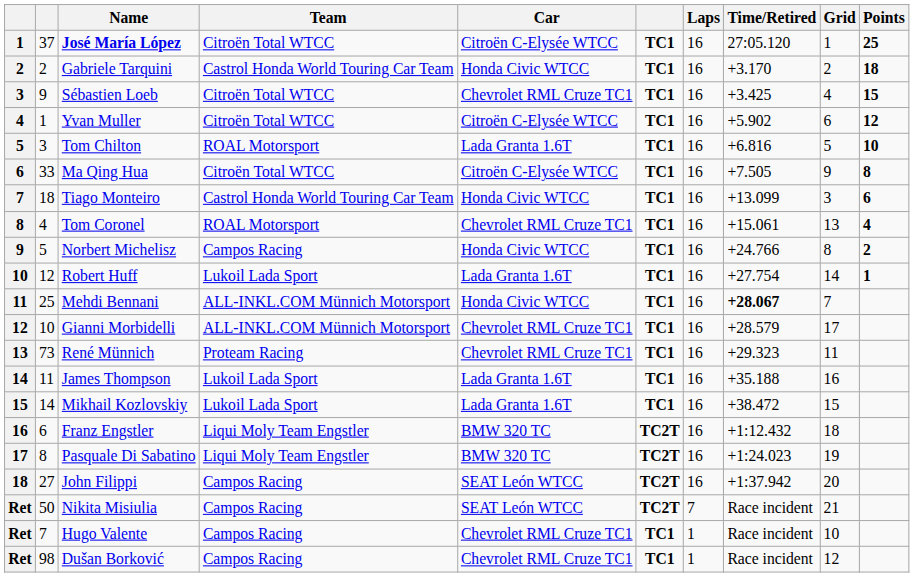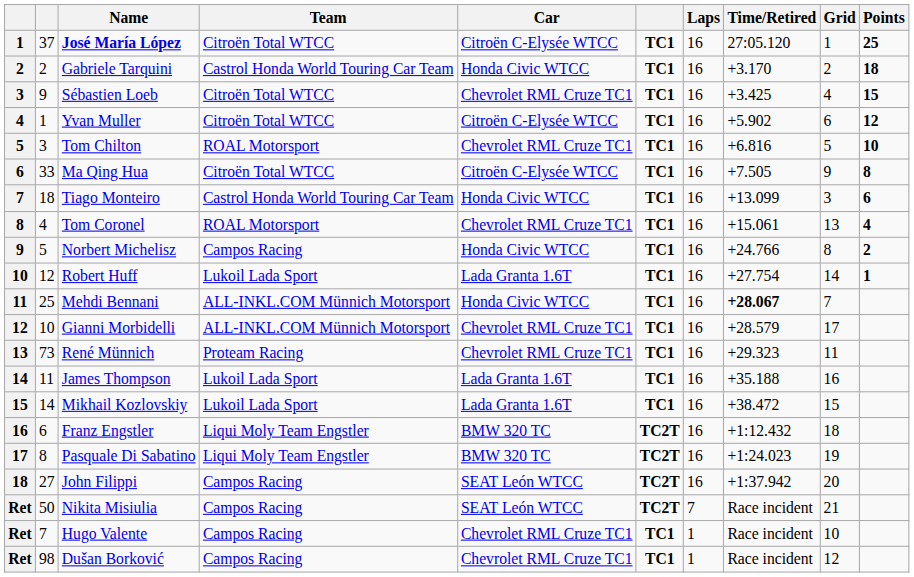(516, 146) Lada Granta 1.6T -> (547, 146) Chevrolet RML Cruze TC1
